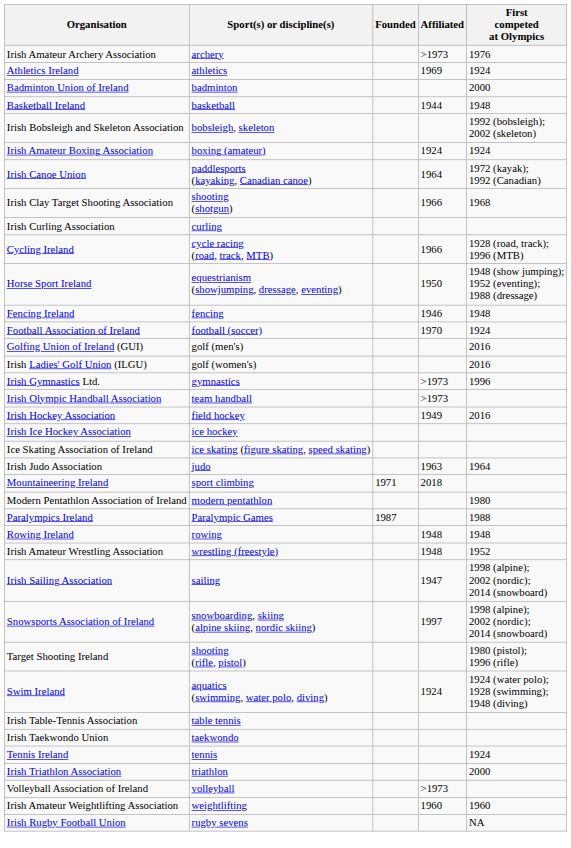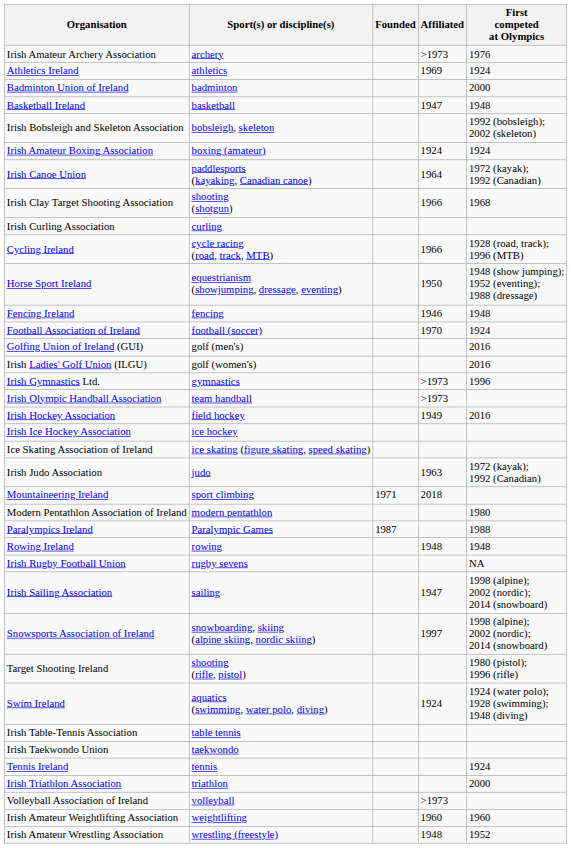(431, 105) 1944 -> (431, 105) 1947
(480, 466) 1964 -> (505, 472) 1972 (kayak); 1992 (Canadian)
rows swapped: (66, 822) <-> (85, 551)
